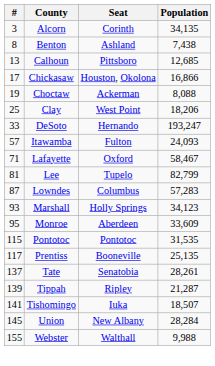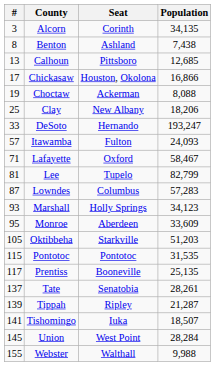(118, 110) West Point -> (118, 110) New Albany
+ row: (51, 239)
(118, 321) New Albany -> (118, 337) West Point
